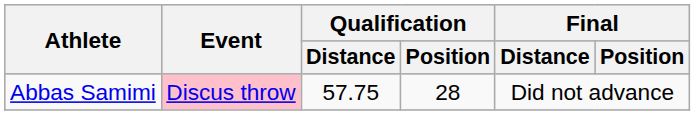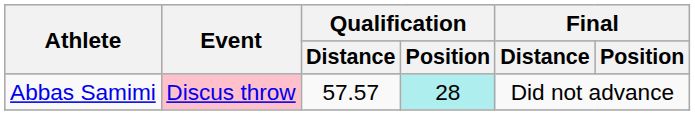(351, 92) 57.75 -> (351, 92) 57.57
(448, 92) no background -> (448, 92) paleturquoise background
